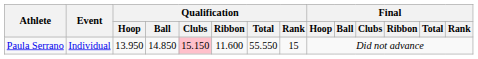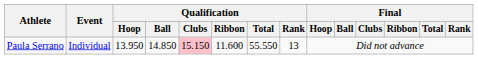(293, 46) 15 -> (293, 46) 13
